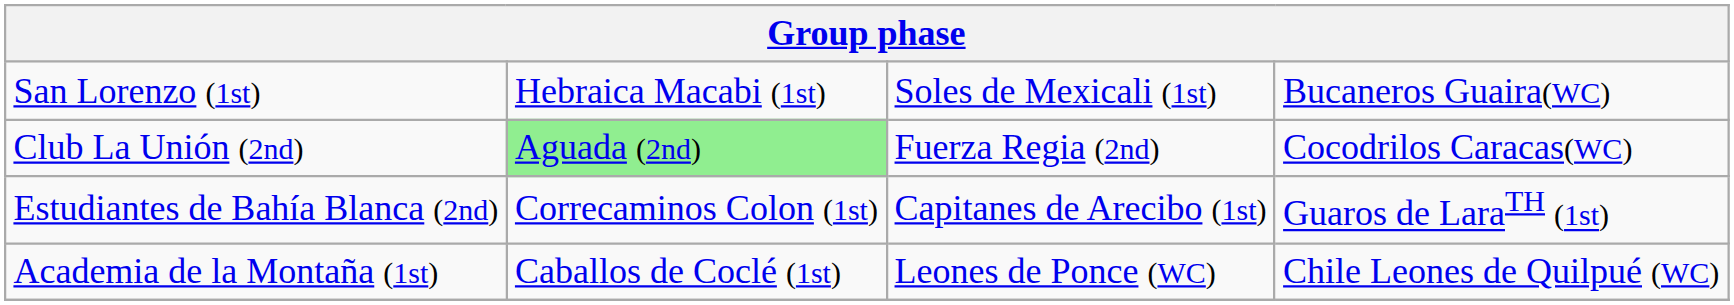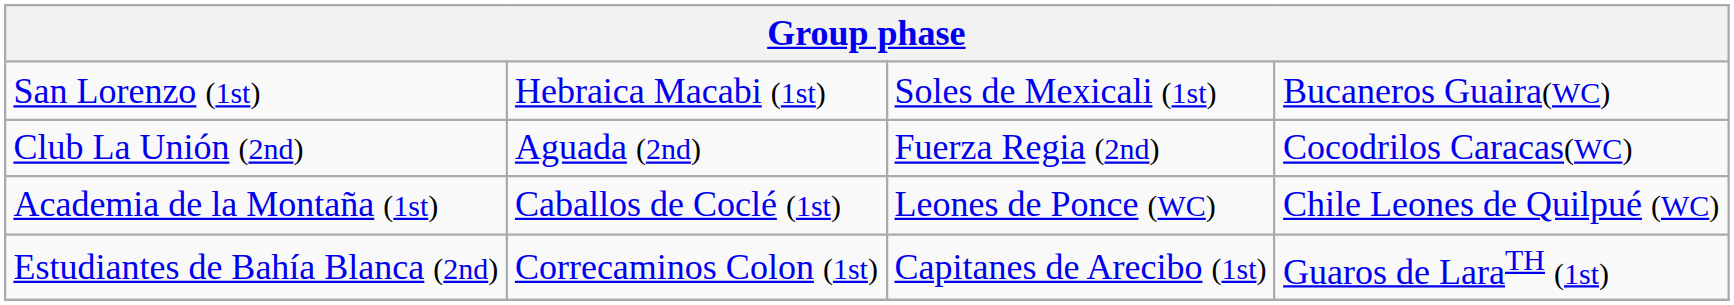(608, 147) lightgreen background -> (608, 147) no background
rows swapped: (256, 209) <-> (226, 271)
